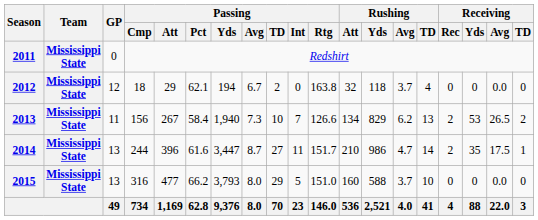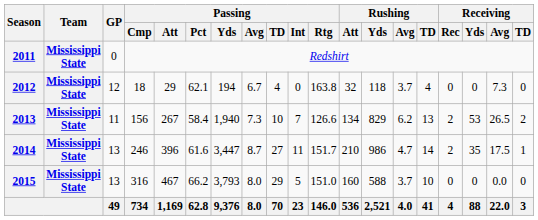(277, 87) 2 -> (277, 87) 4
(500, 87) 0.0 -> (500, 87) 7.3
(139, 150) 244 -> (139, 150) 246
(170, 181) 477 -> (170, 181) 467
